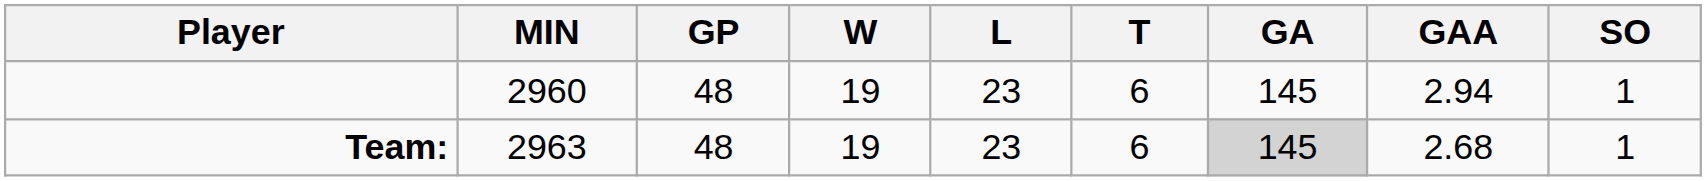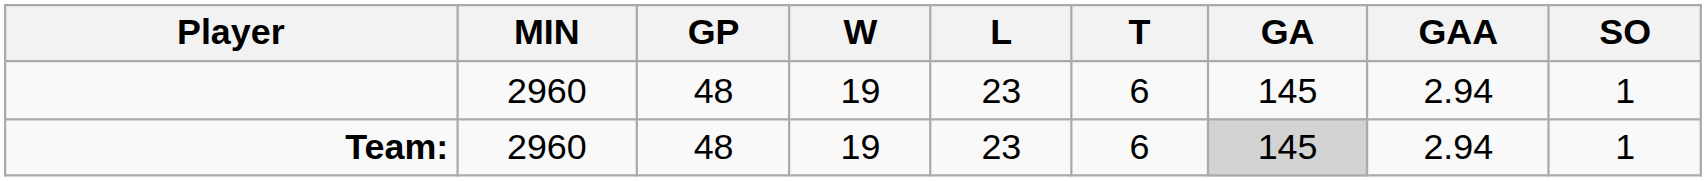(547, 146) 2963 -> (547, 146) 2960
(1458, 146) 2.68 -> (1458, 146) 2.94
